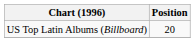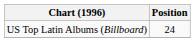(170, 29) 20 -> (170, 29) 24
